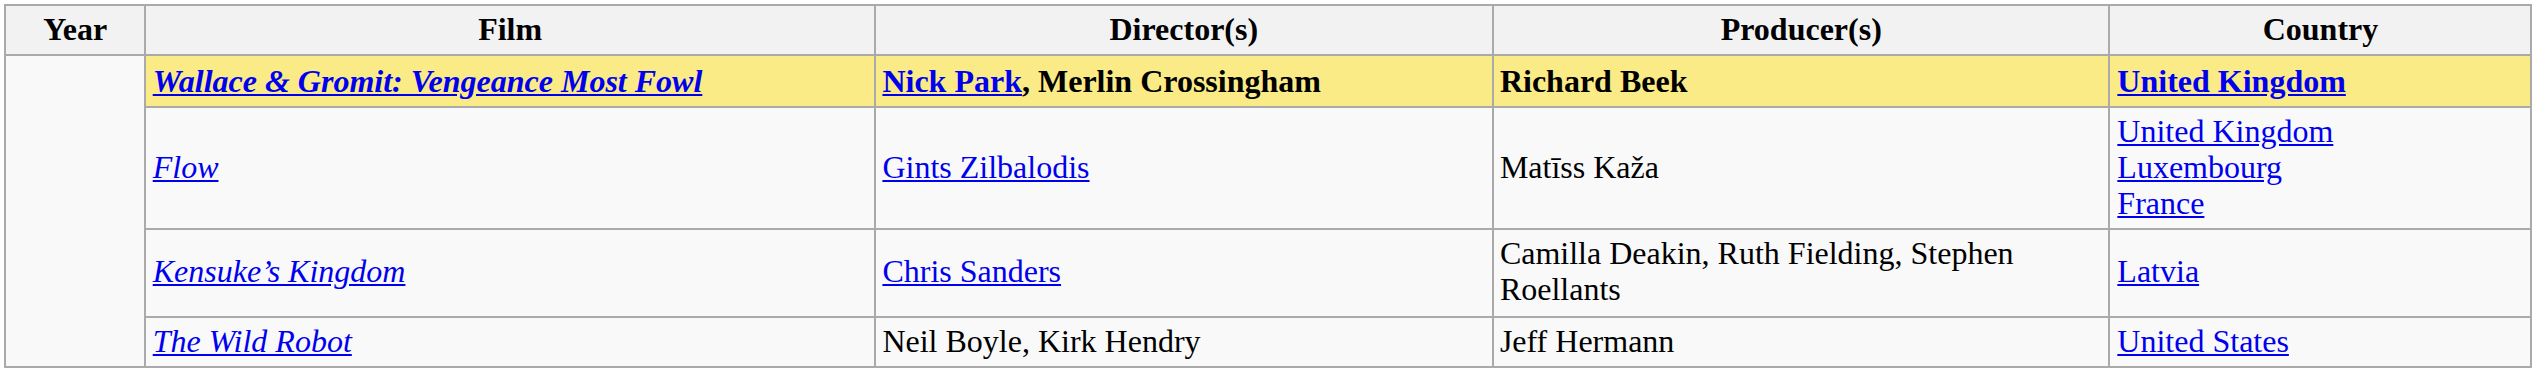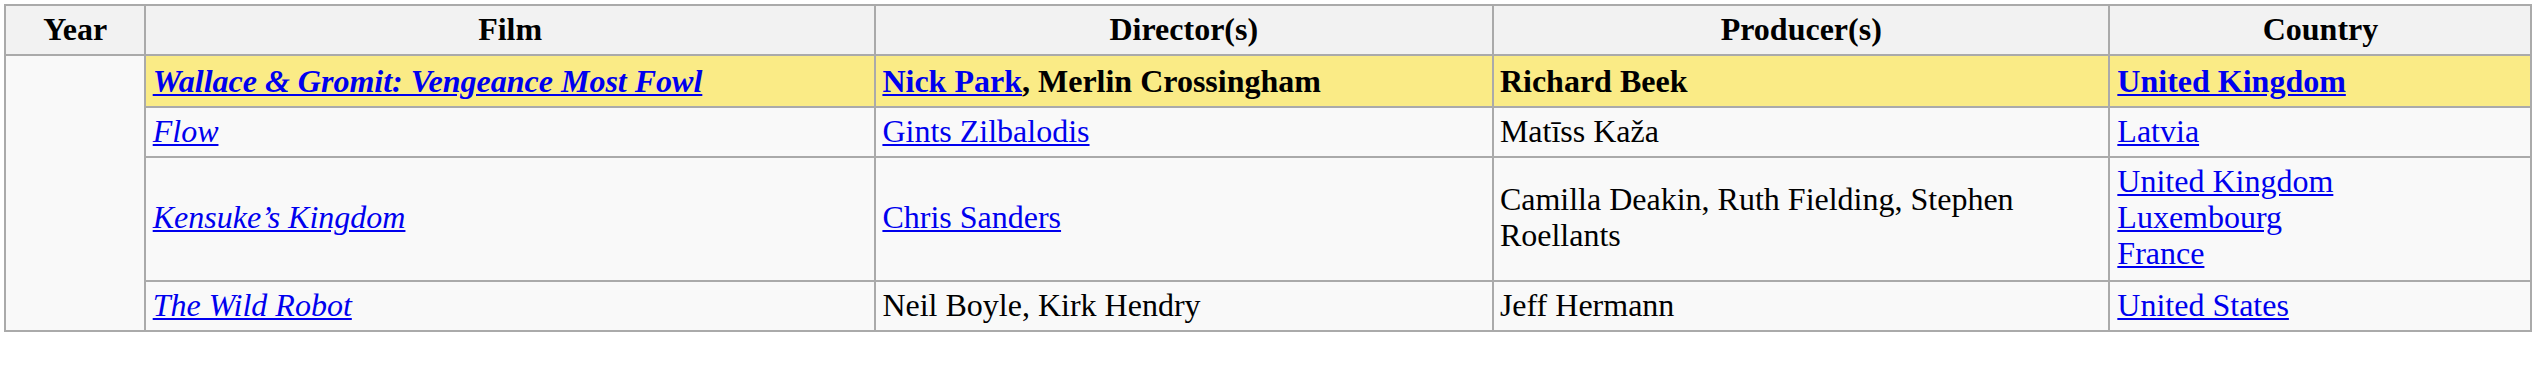(2225, 167) United Kingdom Luxembourg France -> (2158, 131) Latvia
(2158, 272) Latvia -> (2225, 218) United Kingdom Luxembourg France
